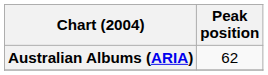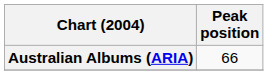(230, 57) 62 -> (230, 57) 66
